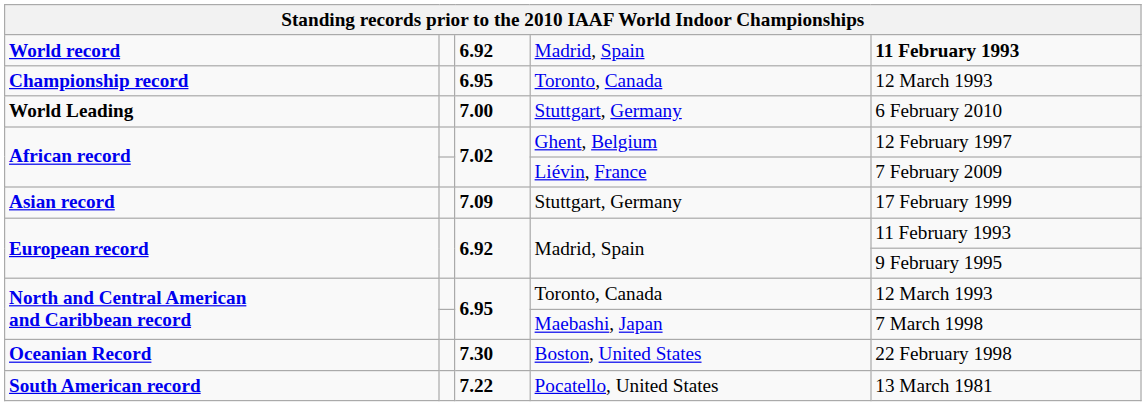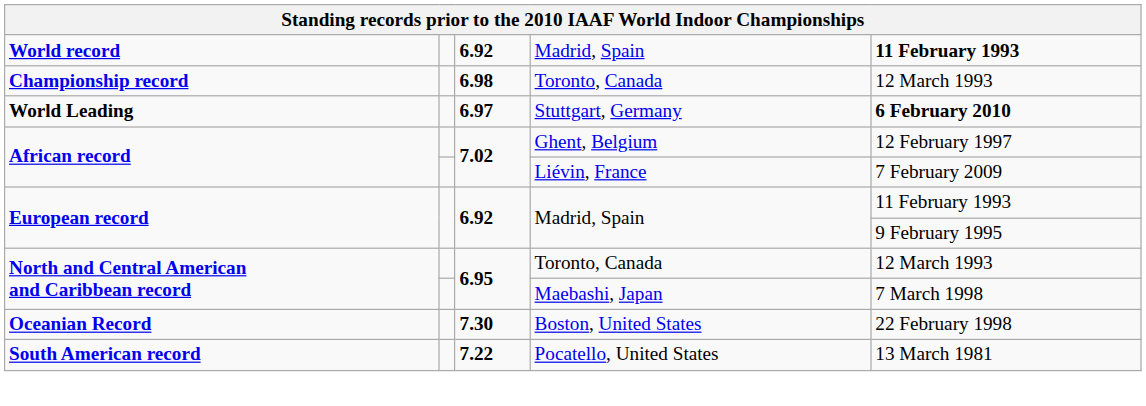(476, 80) 6.95 -> (476, 80) 6.98
(476, 111) 7.00 -> (476, 111) 6.97
(939, 111) normal -> (943, 111) bold
- row: (62, 202)
